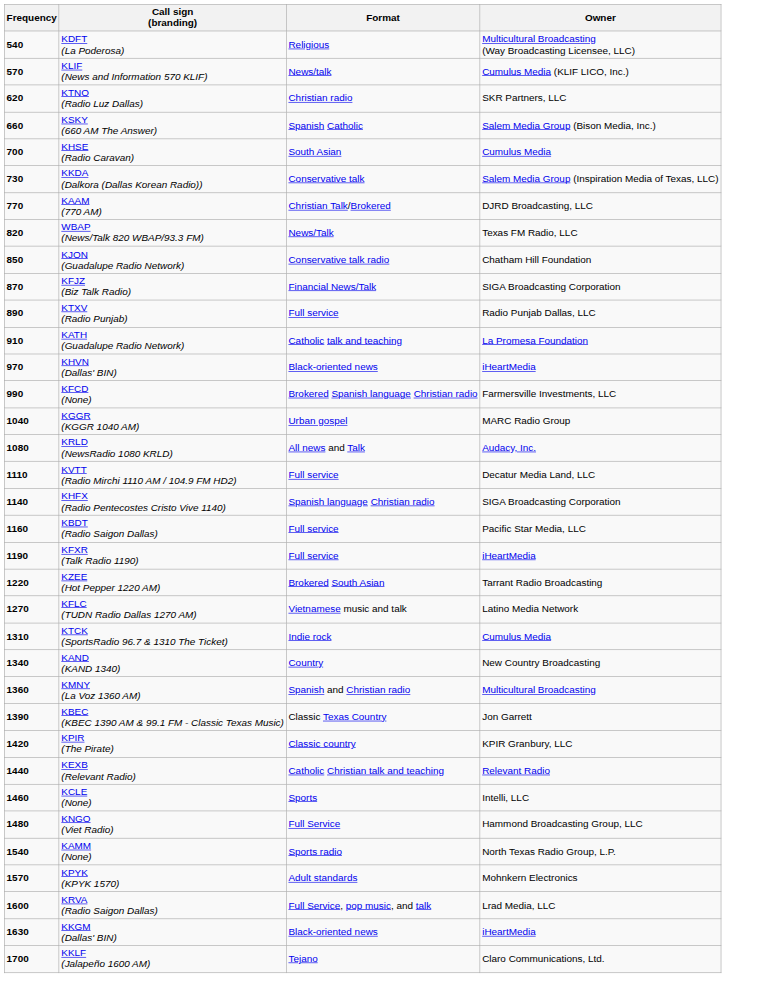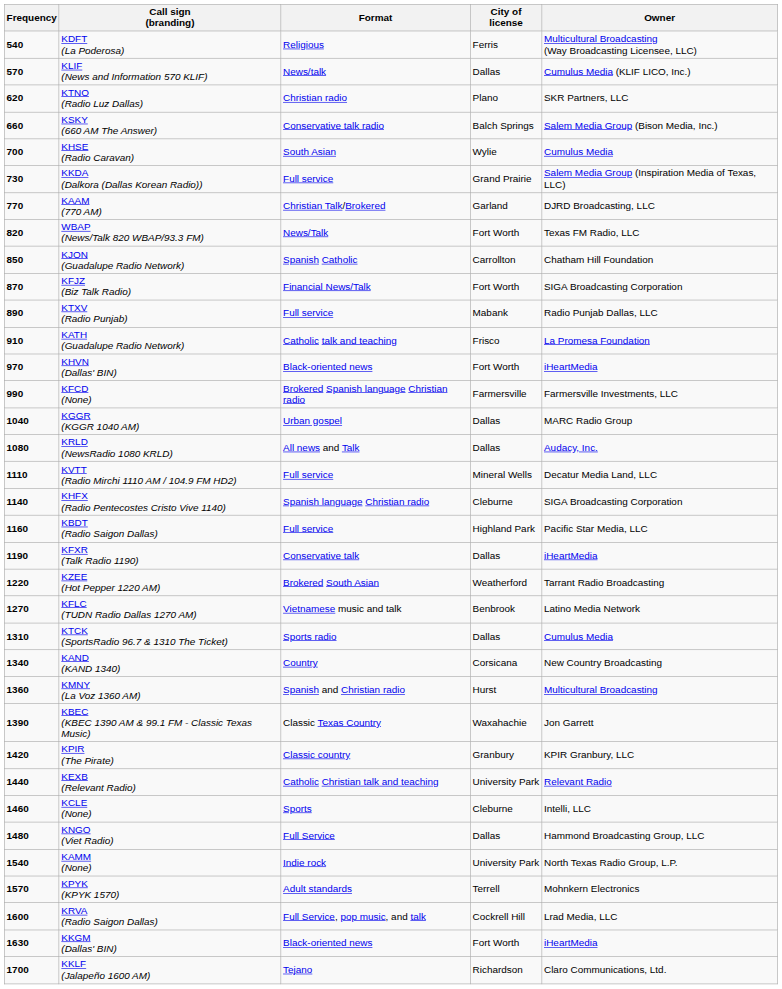+ column: (506, 17)
(326, 125) Spanish Catholic -> (334, 125) Conservative talk radio
(326, 179) Conservative talk -> (308, 179) Full service
(339, 259) Conservative talk radio -> (320, 259) Spanish Catholic
(314, 555) Full service -> (321, 555) Conservative talk
(310, 636) Indie rock -> (310, 636) Sports radio
(315, 851) Sports radio -> (305, 862) Indie rock
